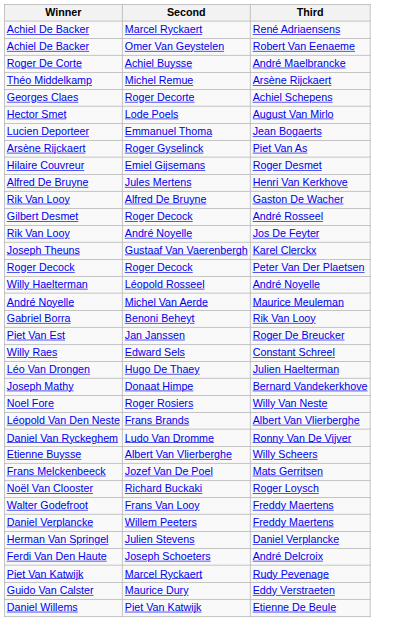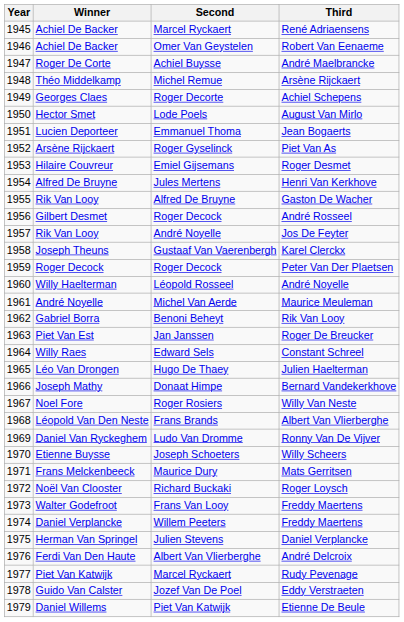+ column: (19, 13)
(178, 455) Albert Van Vlierberghe -> (196, 455) Joseph Schoeters
(169, 472) Jozef Van De Poel -> (185, 472) Maurice Dury
(168, 557) Joseph Schoeters -> (207, 557) Albert Van Vlierberghe
(157, 591) Maurice Dury -> (198, 591) Jozef Van De Poel
